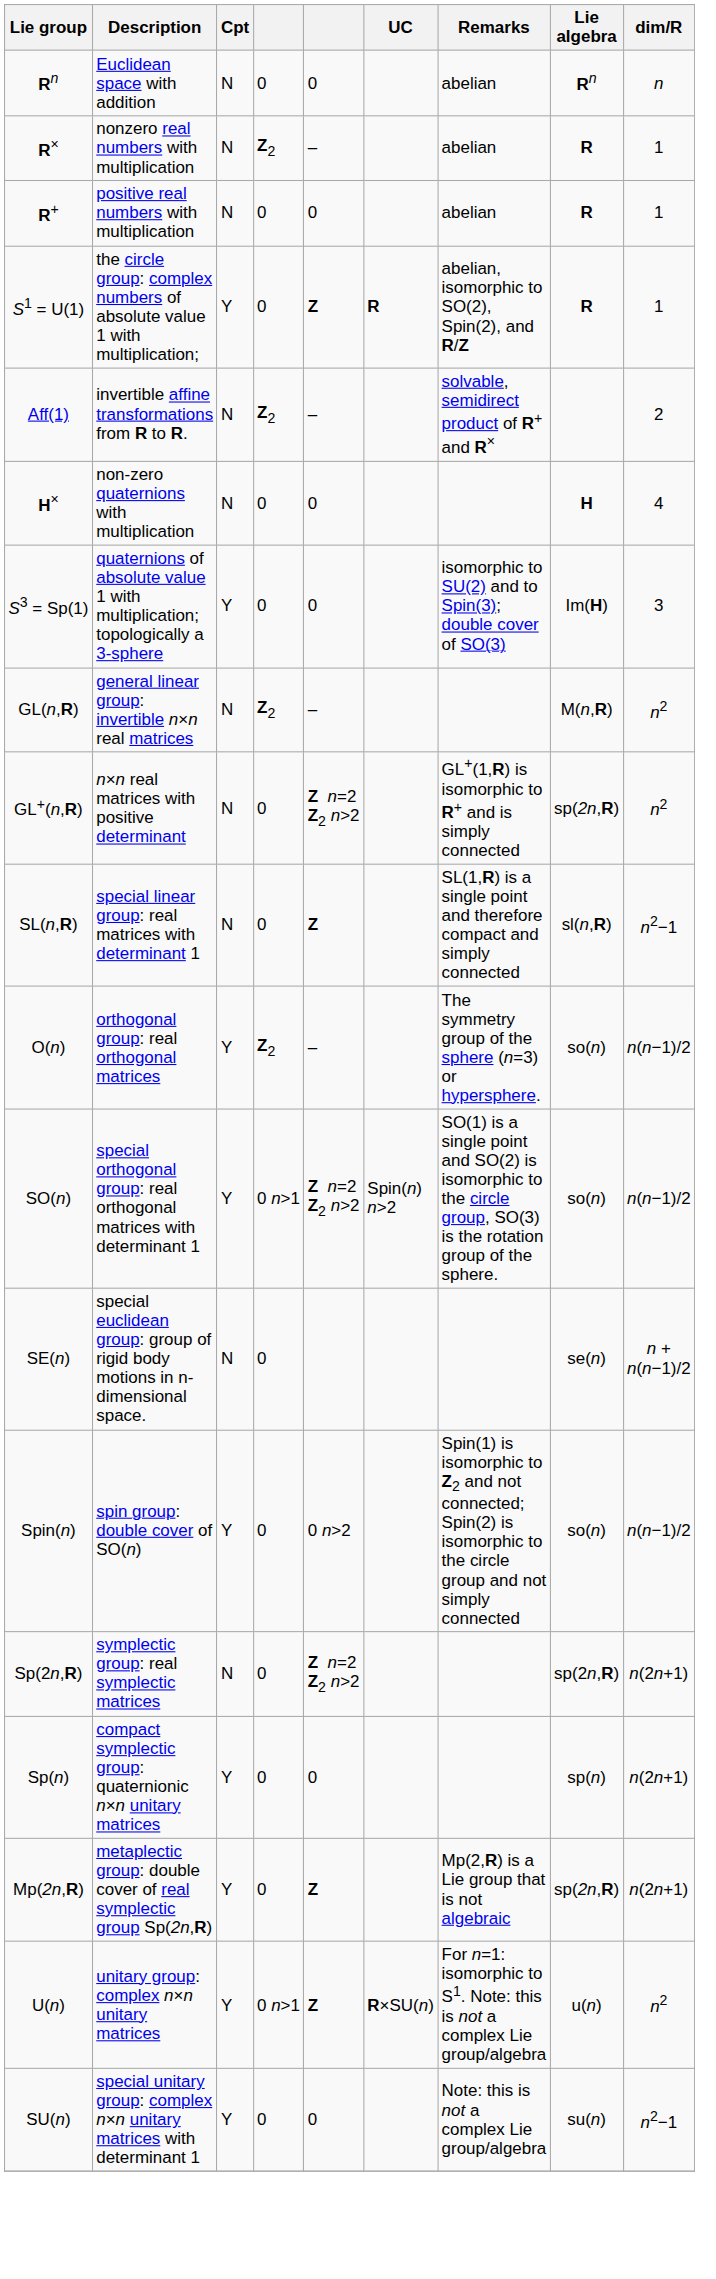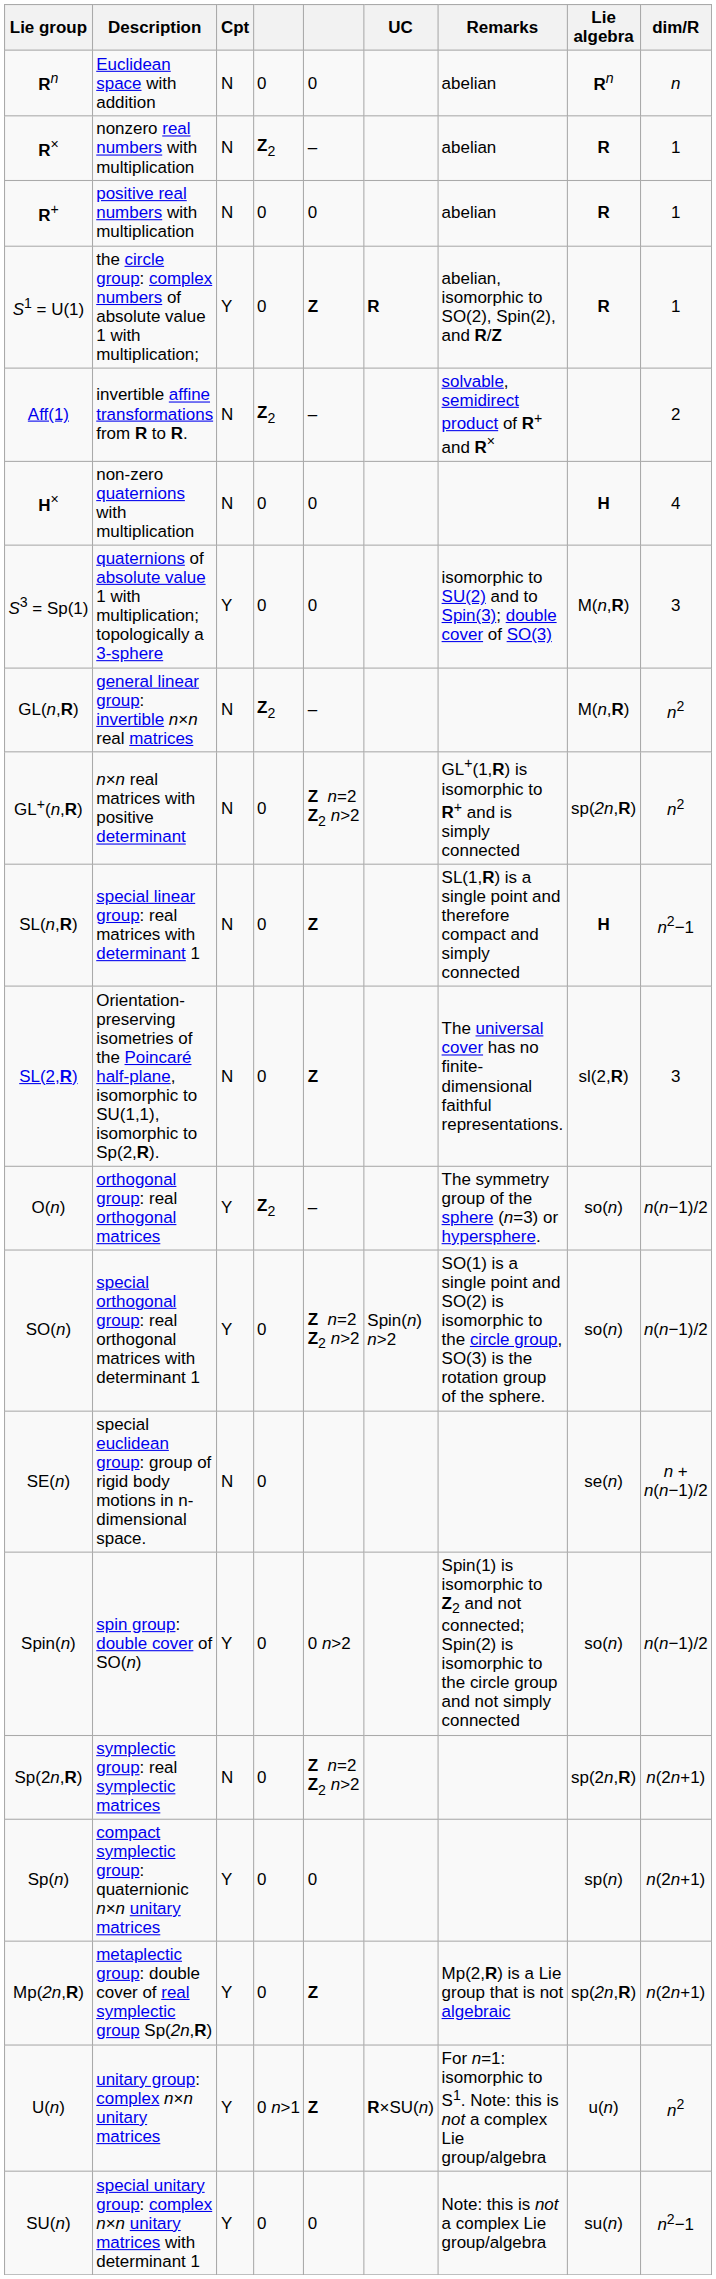(587, 606) Im(H) -> (604, 606) M(n,R)
(587, 925) sl(n,R) -> (604, 925) H
+ row: (48, 1076)
(278, 1198) 0 n>1 -> (262, 1330) 0
